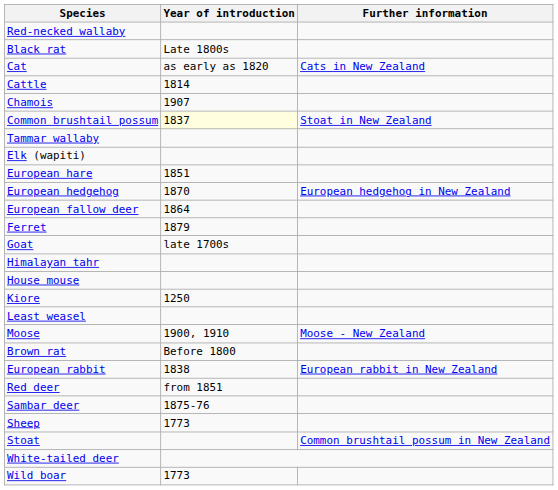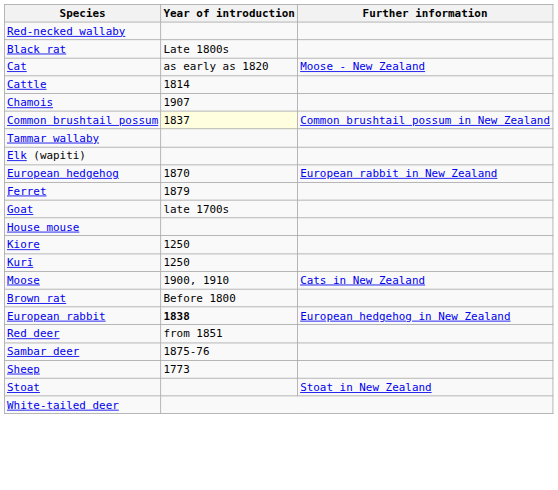(363, 67) Cats in New Zealand -> (363, 67) Moose - New Zealand
(366, 120) Stoat in New Zealand -> (425, 120) Common brushtail possum in New Zealand
- row: (50, 173)
(405, 191) European hedgehog in New Zealand -> (399, 173) European rabbit in New Zealand
- row: (73, 209)
- row: (53, 262)
+ row: (20, 262)
- row: (46, 316)
(363, 334) Moose - New Zealand -> (363, 280) Cats in New Zealand
(177, 369) normal -> (177, 316) bold
(399, 369) European rabbit in New Zealand -> (405, 316) European hedgehog in New Zealand
(425, 440) Common brushtail possum in New Zealand -> (366, 387) Stoat in New Zealand
- row: (37, 476)
